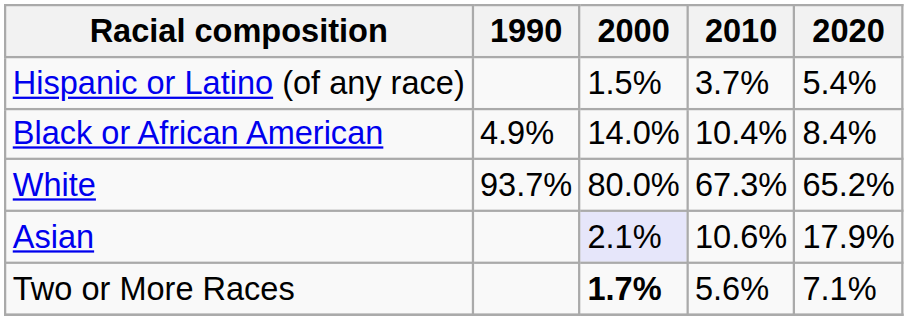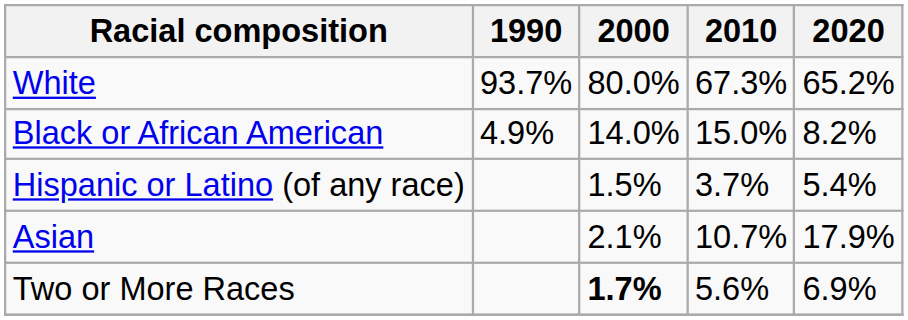rows swapped: (54, 185) <-> (239, 83)
(741, 134) 10.4% -> (741, 134) 15.0%
(840, 134) 8.4% -> (840, 134) 8.2%
(625, 237) lavender background -> (625, 237) no background
(741, 237) 10.6% -> (741, 237) 10.7%
(840, 288) 7.1% -> (840, 288) 6.9%
